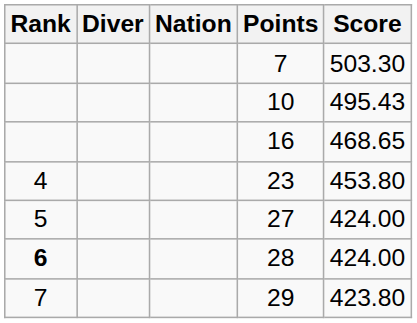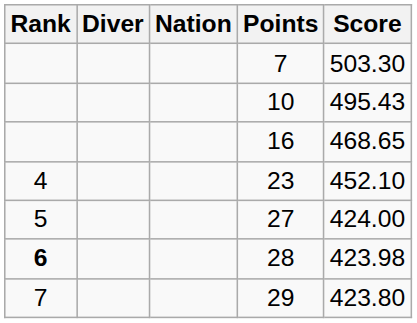(367, 180) 453.80 -> (367, 180) 452.10
(367, 258) 424.00 -> (367, 258) 423.98
